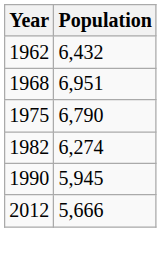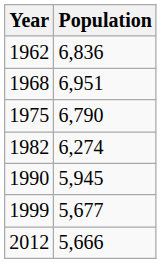(81, 52) 6,432 -> (81, 52) 6,836
+ row: (29, 210)
